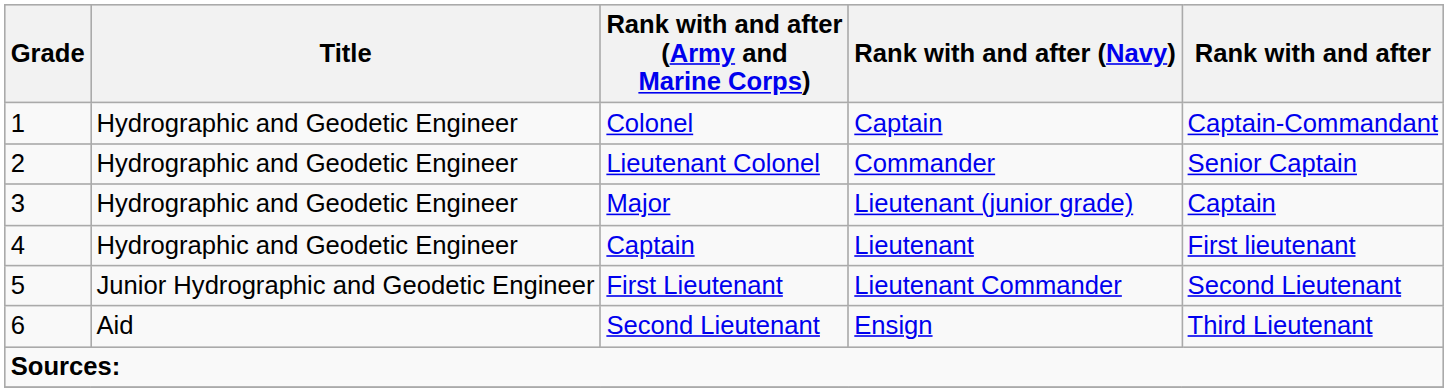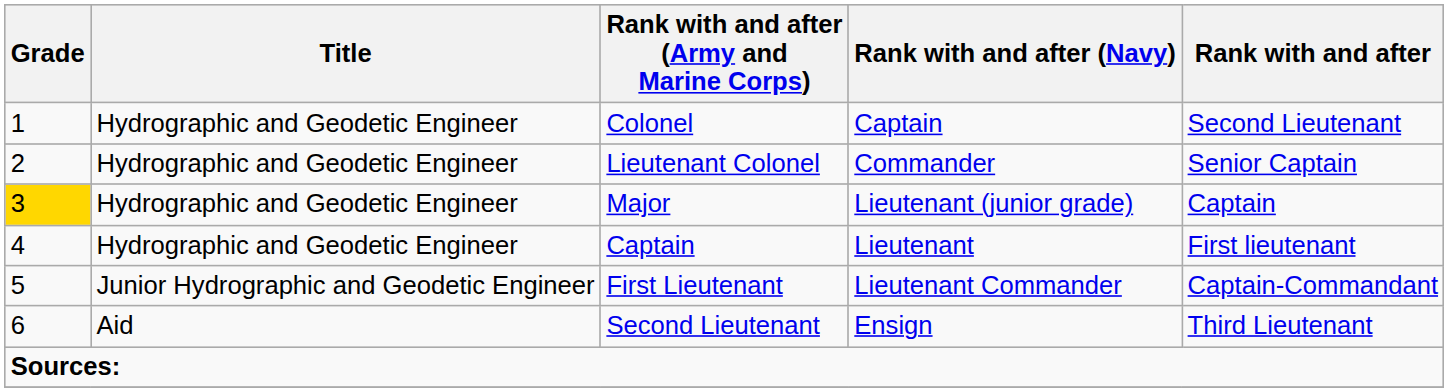(1313, 123) Captain-Commandant -> (1294, 123) Second Lieutenant
(18, 204) no background -> (18, 204) gold background
(1294, 285) Second Lieutenant -> (1313, 285) Captain-Commandant
